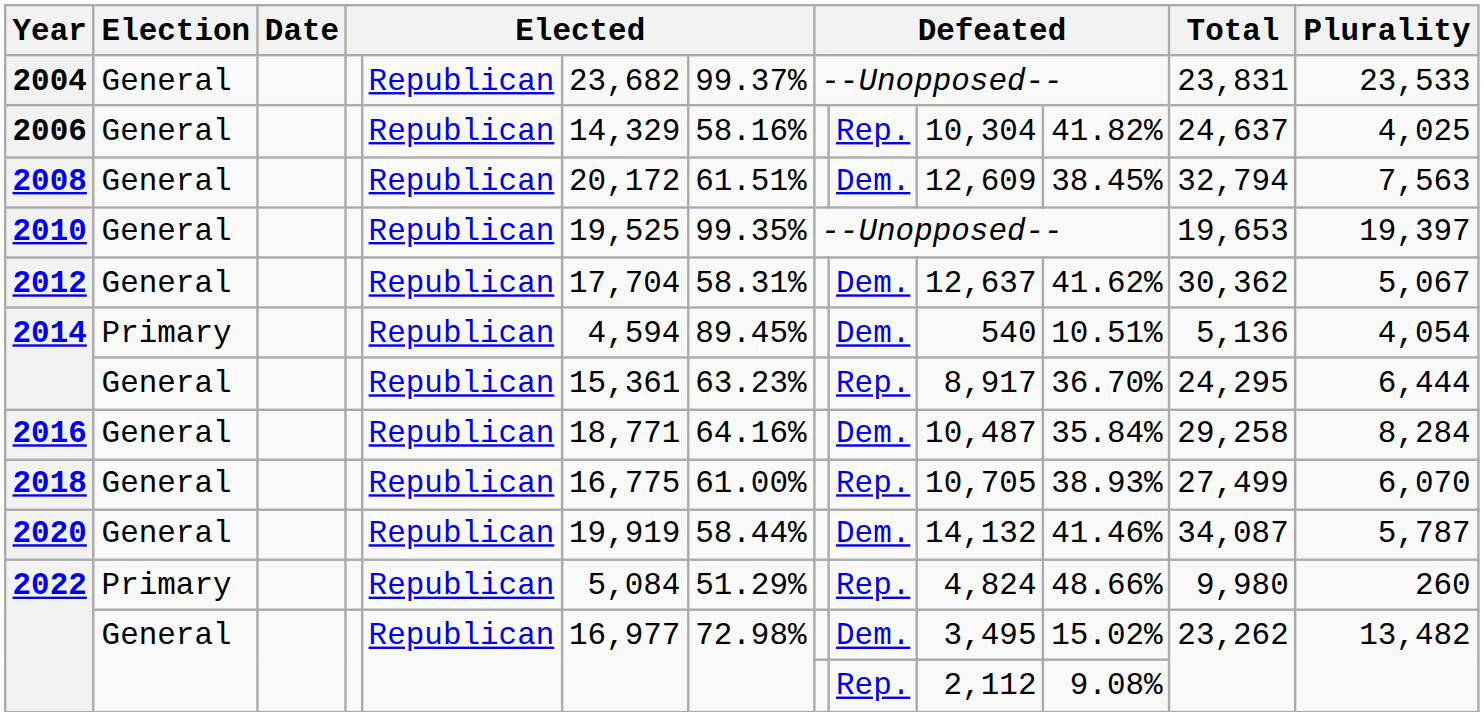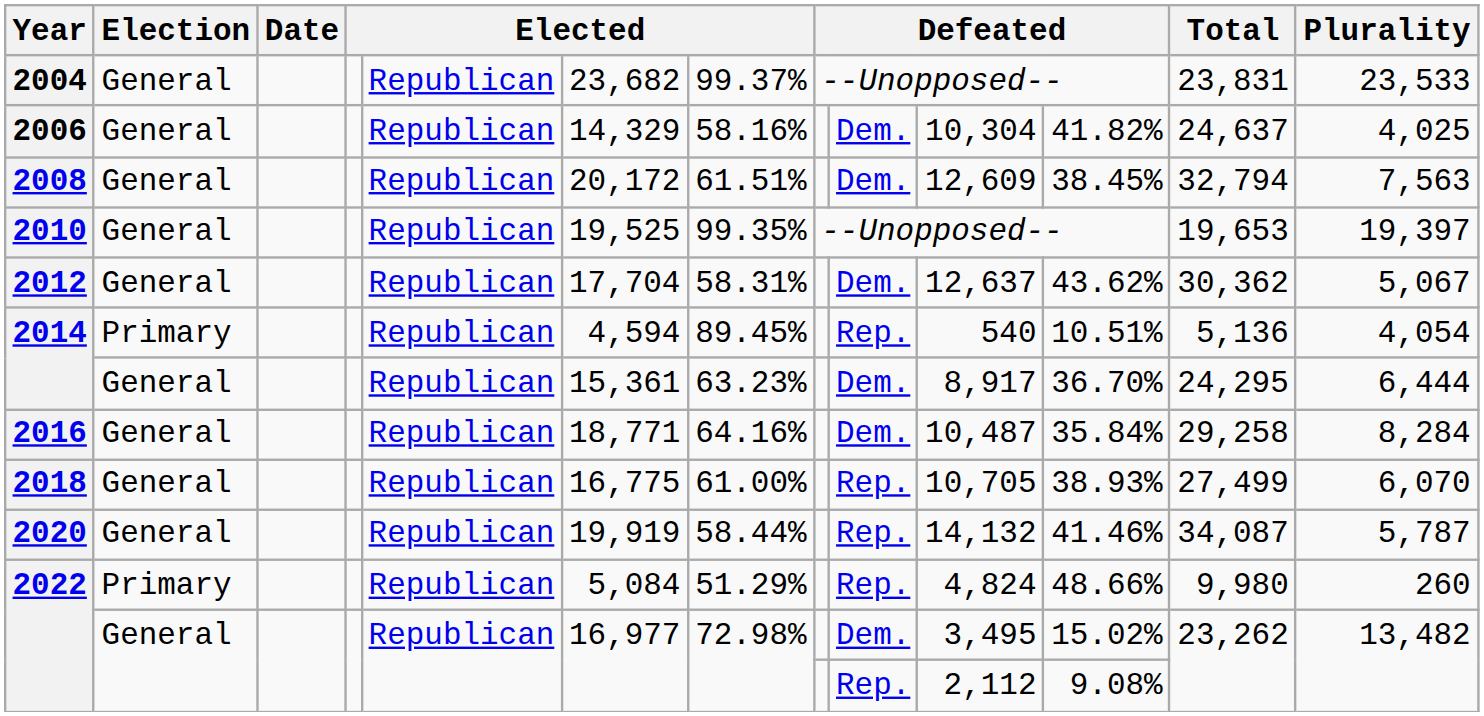(873, 131) Rep. -> (873, 131) Dem.
(1107, 283) 41.62% -> (1107, 283) 43.62%
(873, 333) Dem. -> (873, 333) Rep.
(873, 383) Rep. -> (873, 383) Dem.
(873, 535) Dem. -> (873, 535) Rep.
